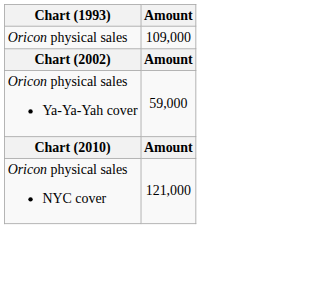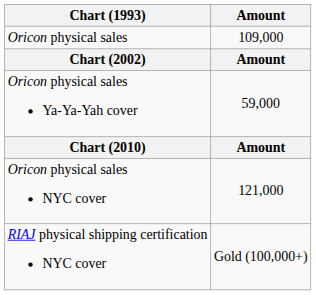+ row: (108, 250)
